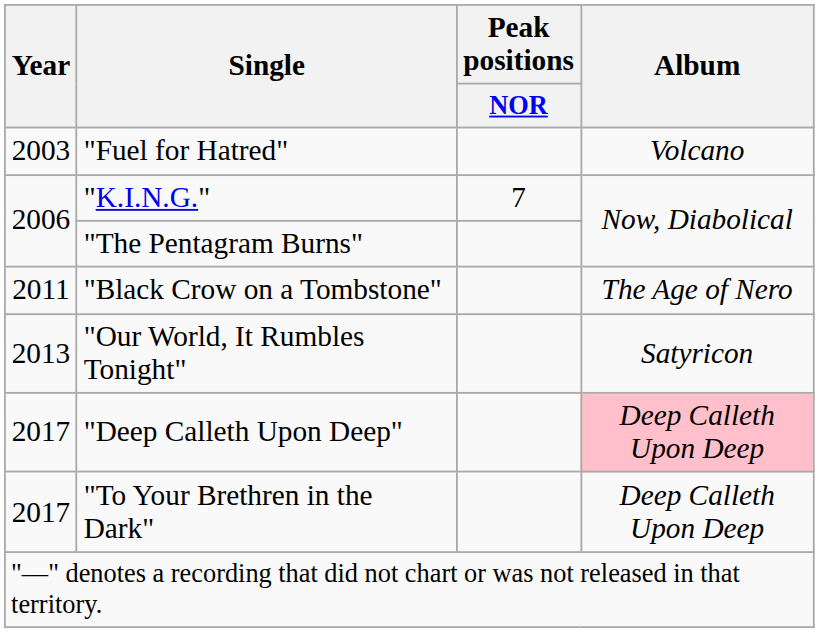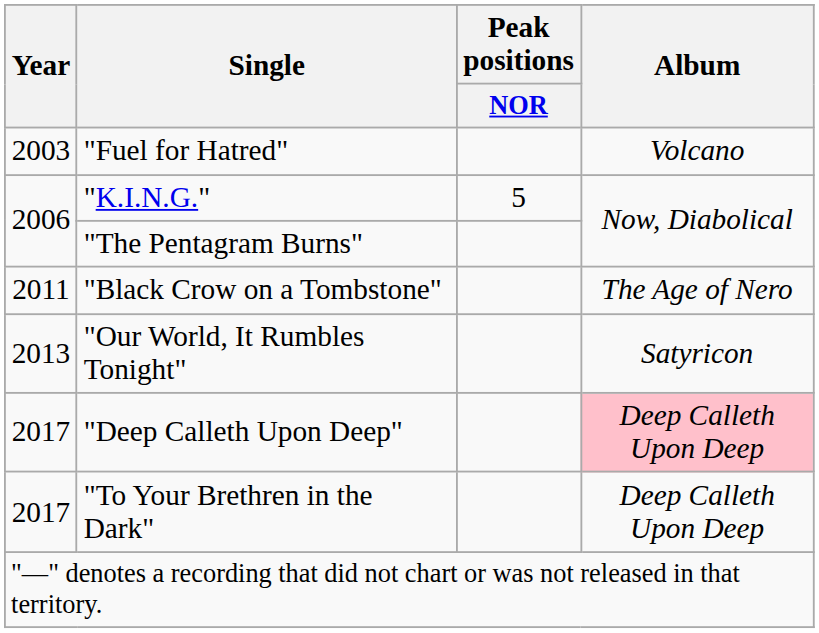(519, 196) 7 -> (519, 196) 5
